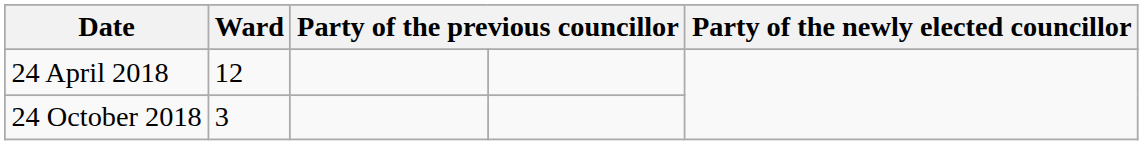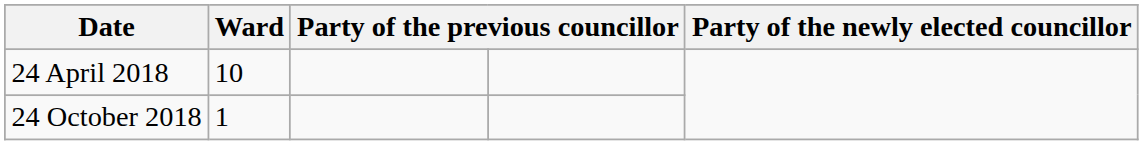(229, 71) 12 -> (229, 71) 10
(222, 116) 3 -> (222, 116) 1
